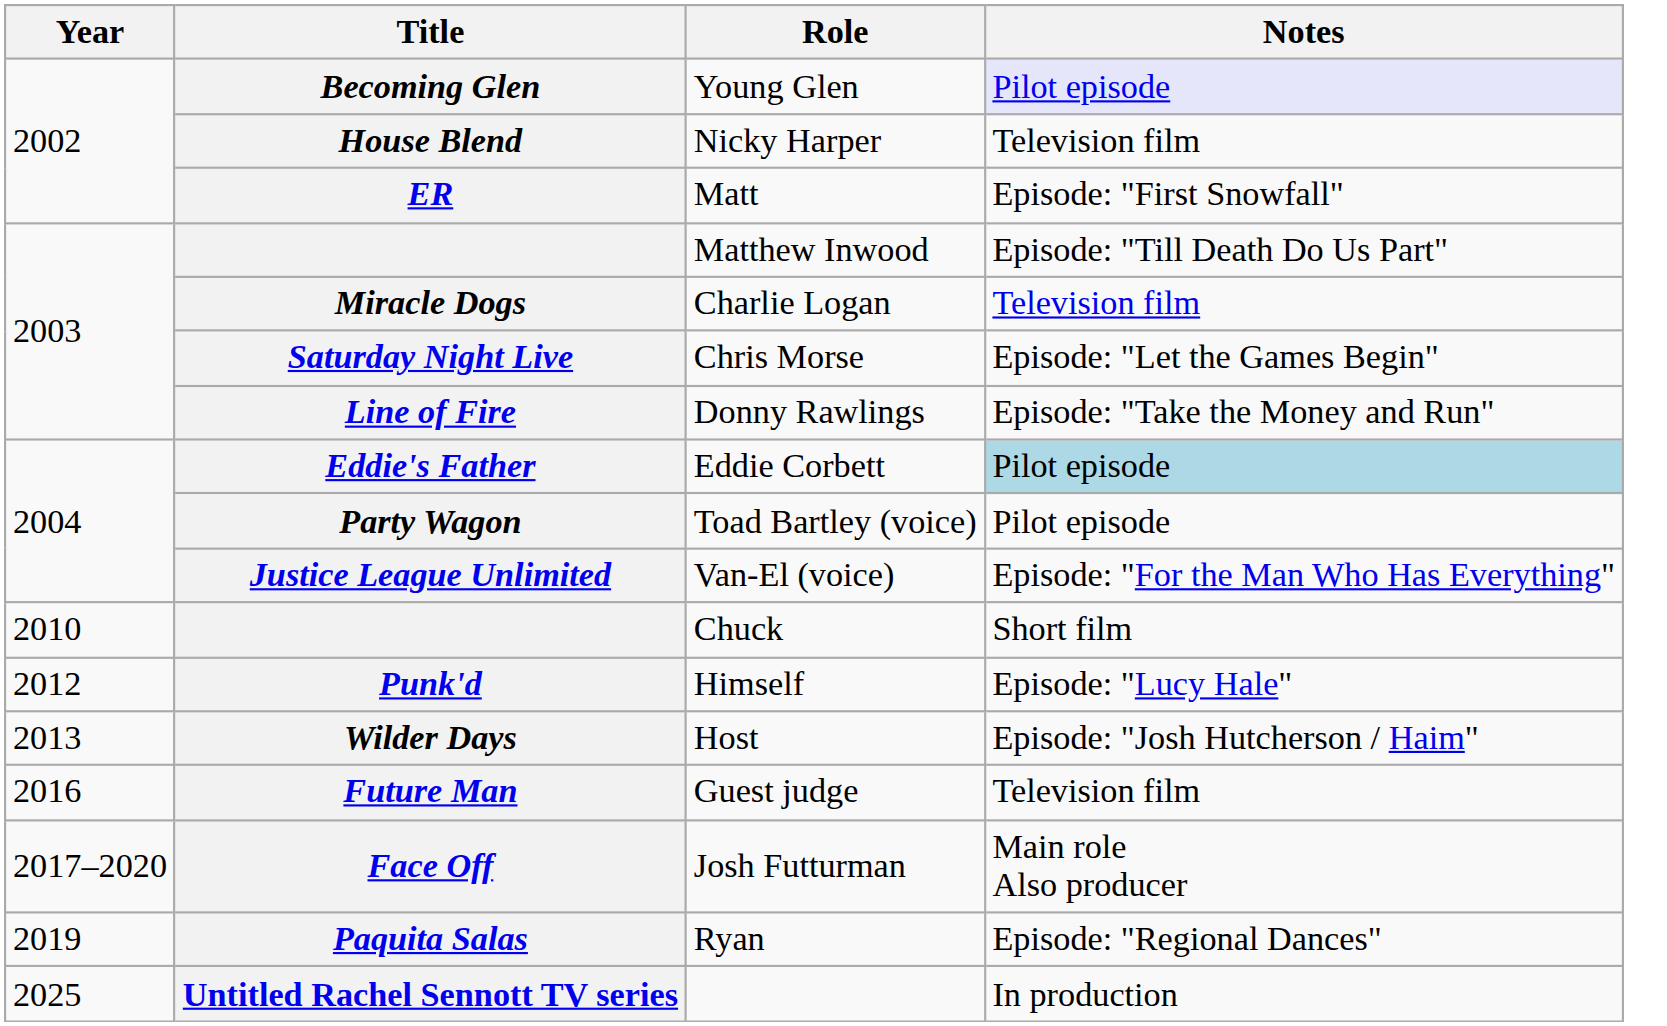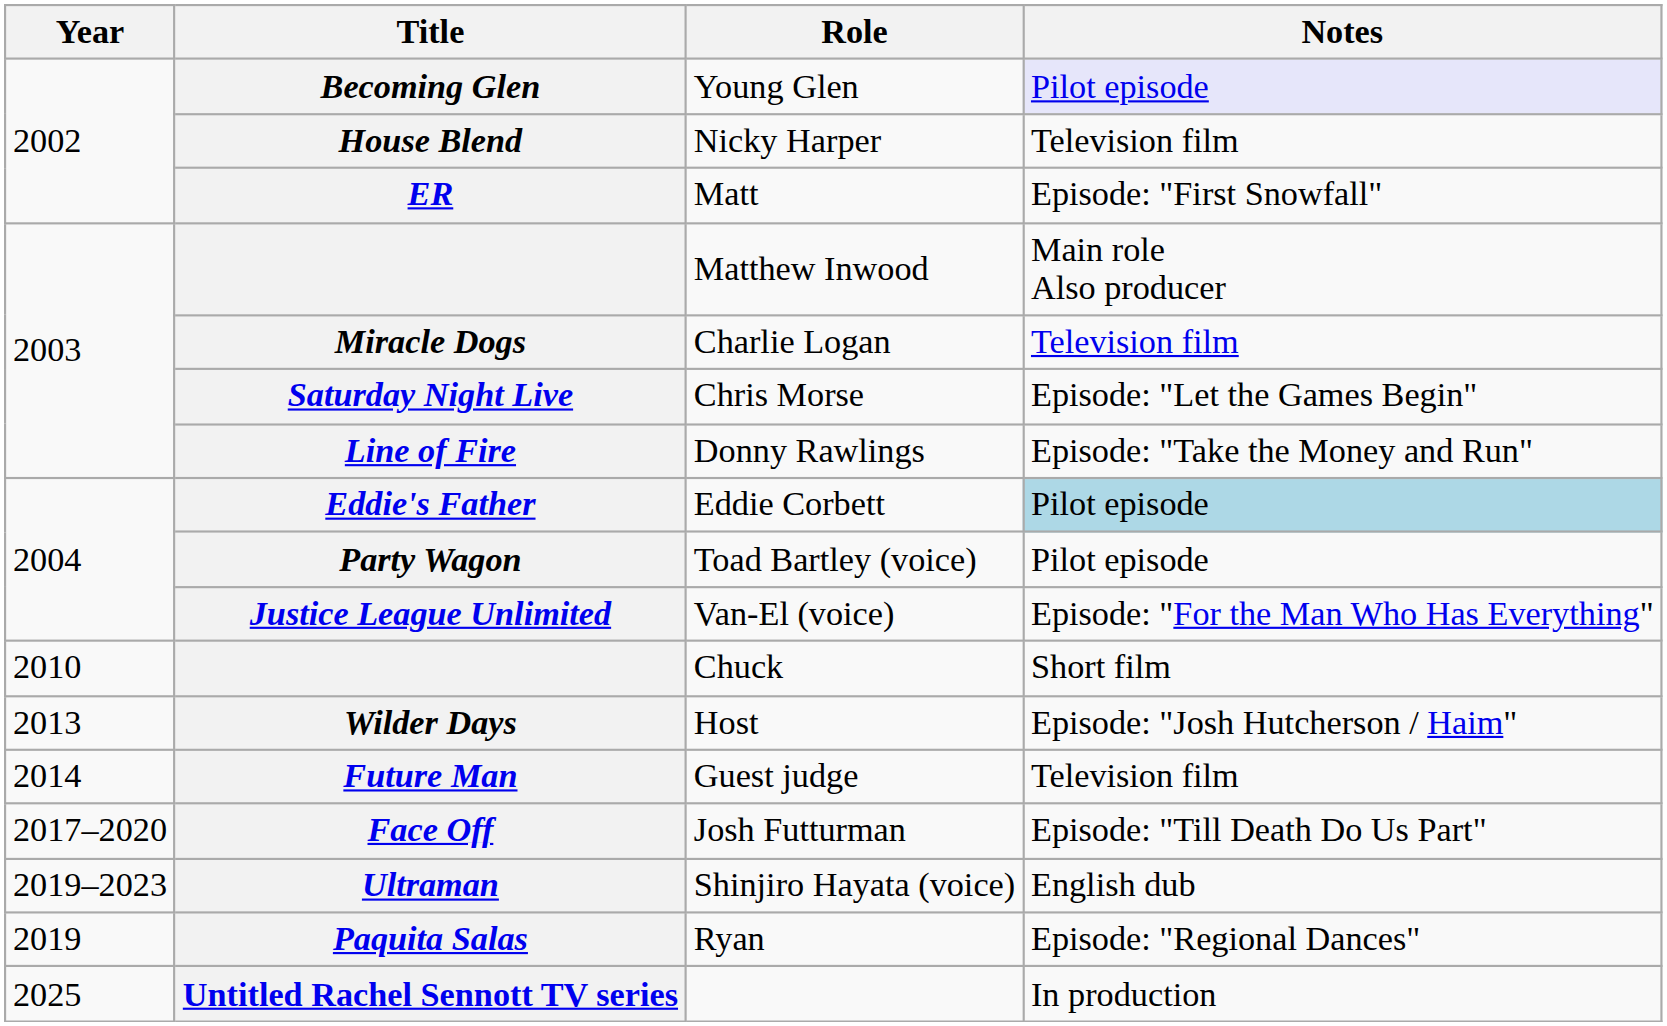(1220, 248) Episode: "Till Death Do Us Part" -> (1128, 268) Main role Also producer
- row: (749, 683)
(47, 791) 2016 -> (47, 776) 2014
(1090, 865) Main role Also producer -> (1259, 830) Episode: "Till Death Do Us Part"
+ row: (854, 884)
